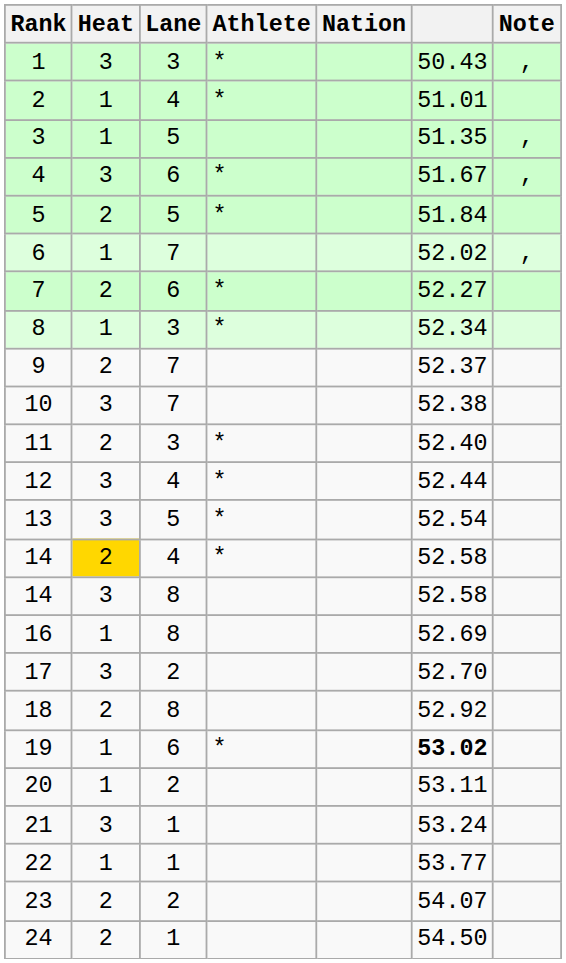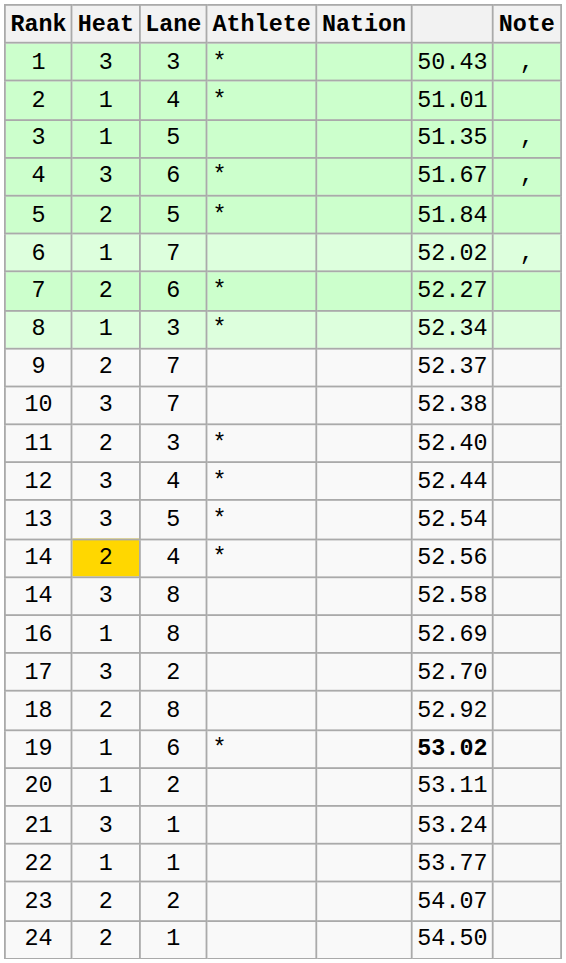(452, 558) 52.58 -> (452, 558) 52.56
